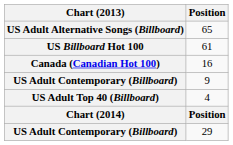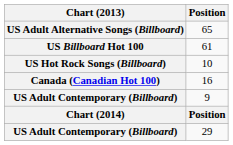+ row: (207, 64)
- row: (207, 98)
